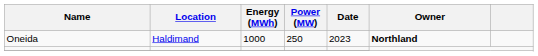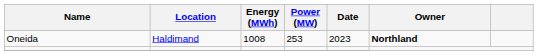(254, 38) 1000 -> (254, 38) 1008
(295, 38) 250 -> (295, 38) 253
